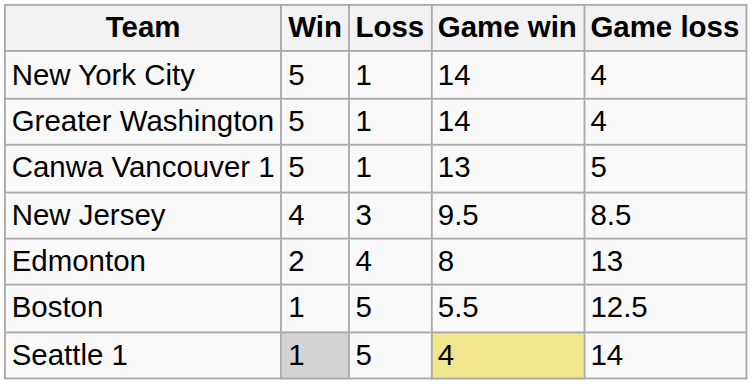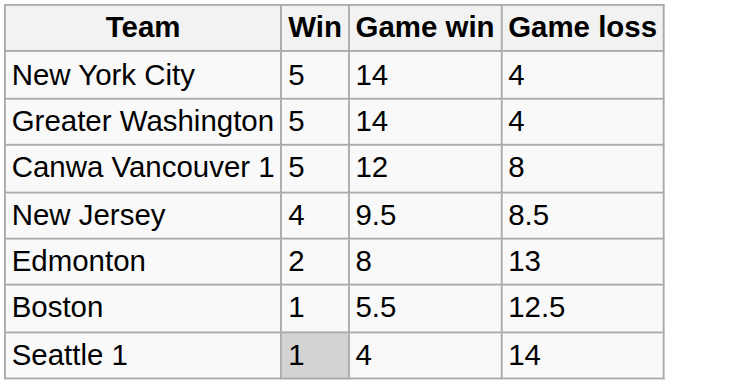- column: (390, 27)
(454, 167) 13 -> (372, 167) 12
(599, 167) 5 -> (516, 167) 8
(446, 354) khaki background -> (364, 354) no background
